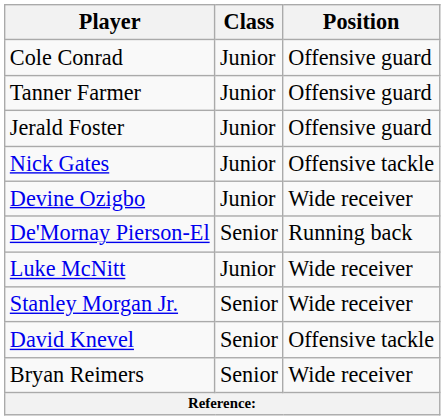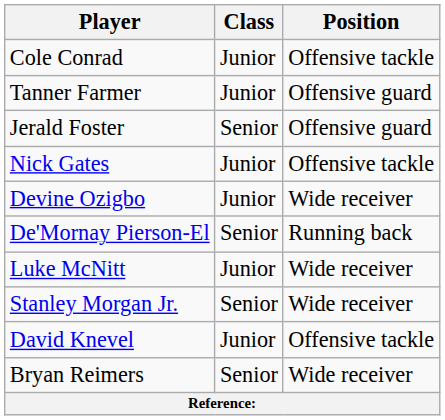(360, 57) Offensive guard -> (361, 57) Offensive tackle
(248, 127) Junior -> (249, 127) Senior
(249, 339) Senior -> (248, 339) Junior
